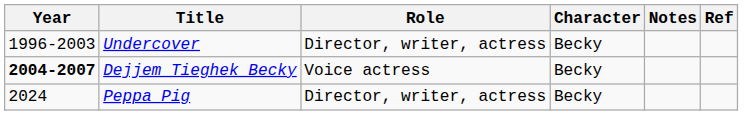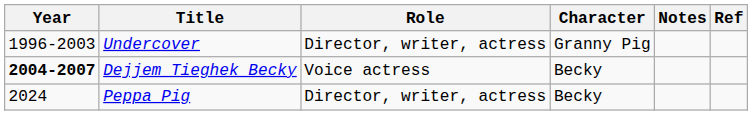(578, 44) Becky -> (602, 44) Granny Pig
